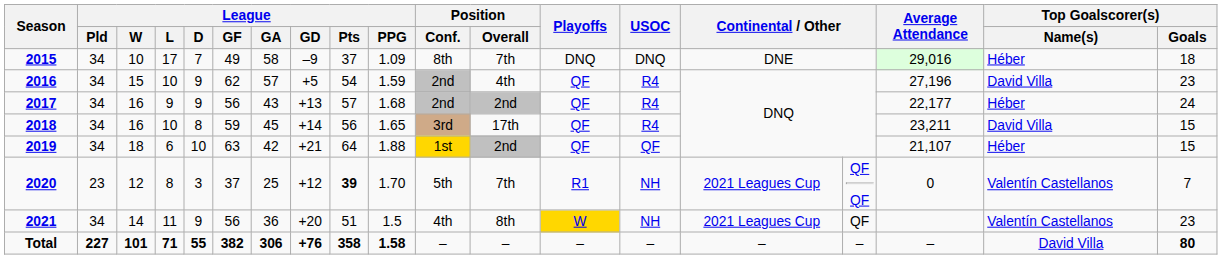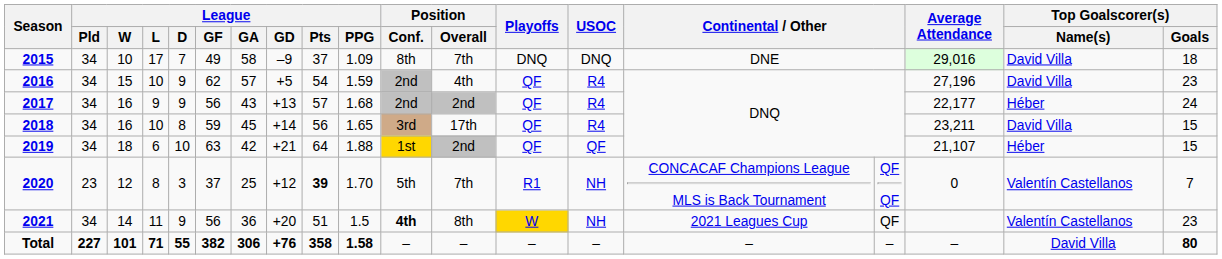(1006, 59) Héber -> (1039, 59) David Villa
(762, 184) 2021 Leagues Cup -> (749, 184) CONCACAF Champions League MLS is Back Tournament
(443, 222) normal -> (406, 222) bold
